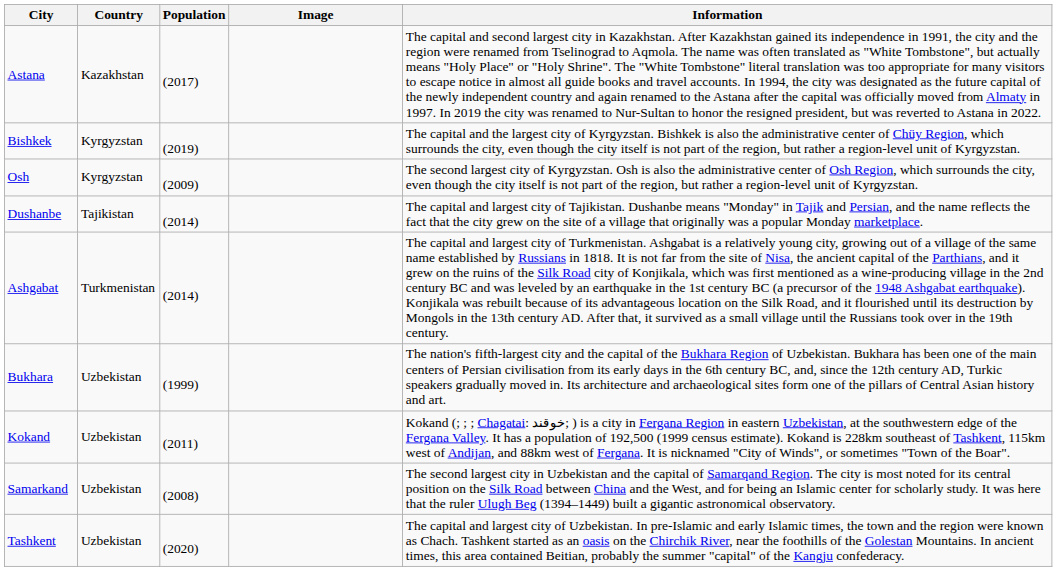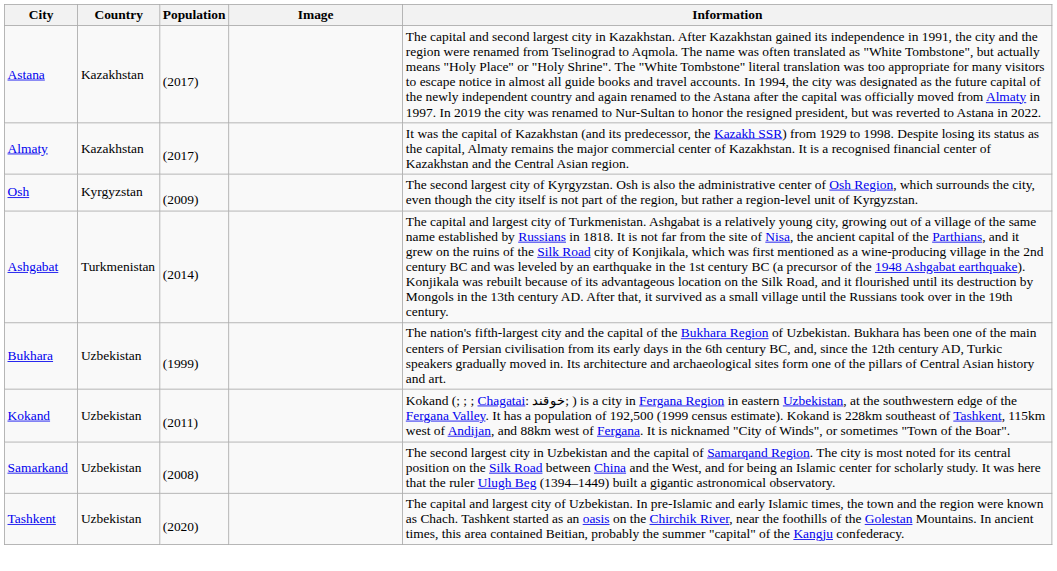+ row: (28, 148)
- row: (30, 140)
- row: (34, 213)
